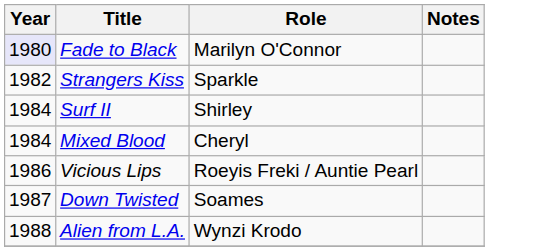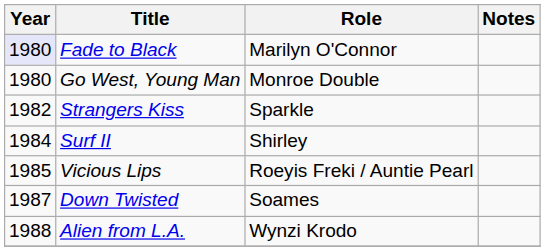+ row: (150, 79)
- row: (113, 140)
(30, 170) 1986 -> (30, 170) 1985
